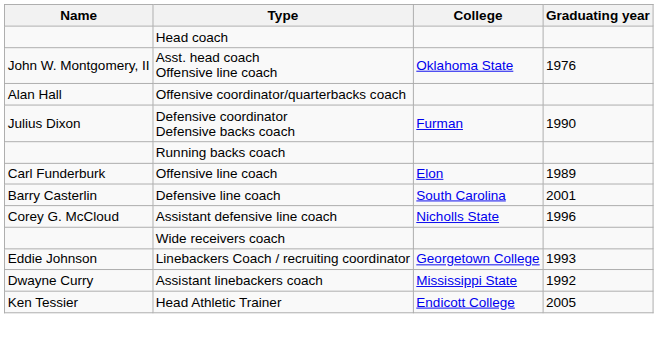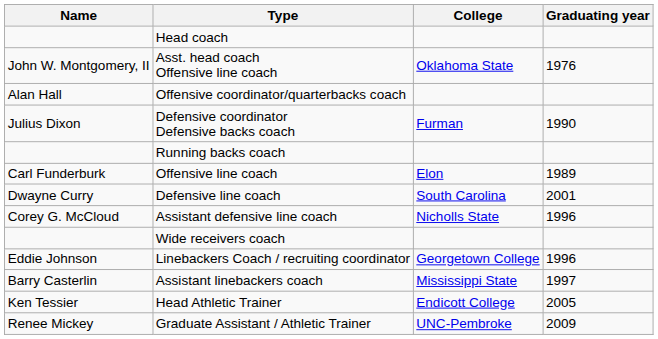(52, 195) Barry Casterlin -> (50, 195) Dwayne Curry
(561, 259) 1993 -> (561, 259) 1996
(50, 281) Dwayne Curry -> (52, 281) Barry Casterlin
(561, 281) 1992 -> (561, 281) 1997
+ row: (263, 324)
